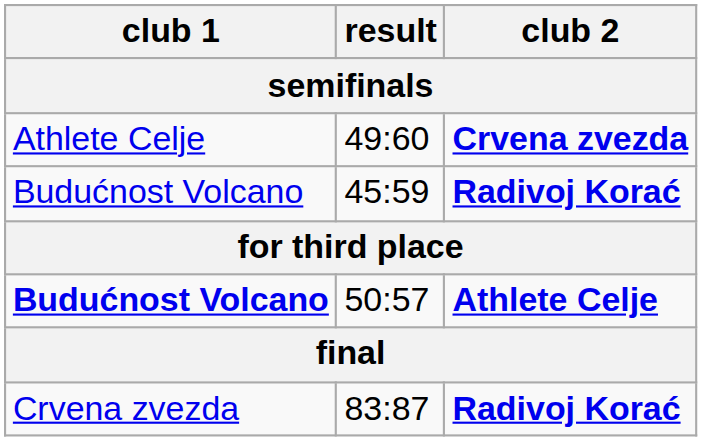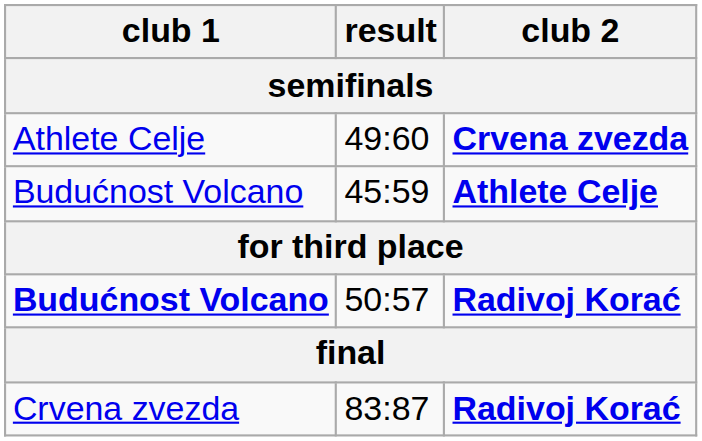(567, 192) Radivoj Korać -> (555, 192) Athlete Celje
(555, 300) Athlete Celje -> (567, 300) Radivoj Korać
